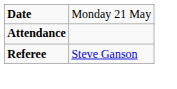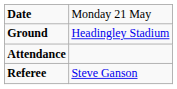+ row: (27, 33)
